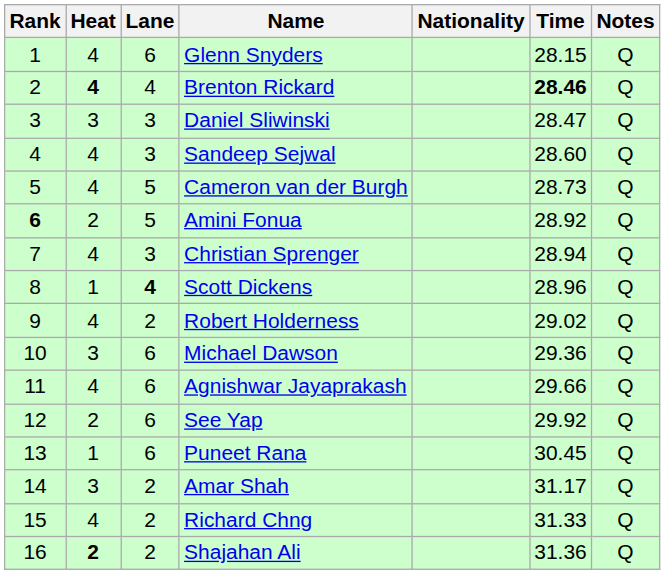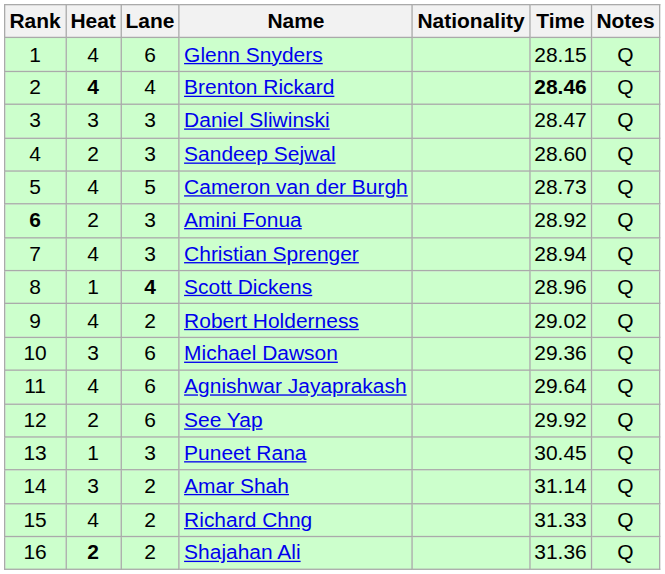(93, 154) 4 -> (93, 154) 2
(150, 220) 5 -> (150, 220) 3
(560, 386) 29.66 -> (560, 386) 29.64
(150, 453) 6 -> (150, 453) 3
(560, 486) 31.17 -> (560, 486) 31.14
